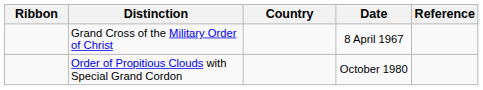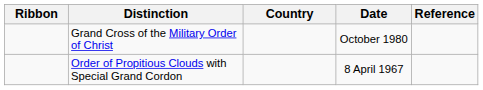(374, 39) 8 April 1967 -> (374, 39) October 1980
(374, 70) October 1980 -> (374, 70) 8 April 1967
